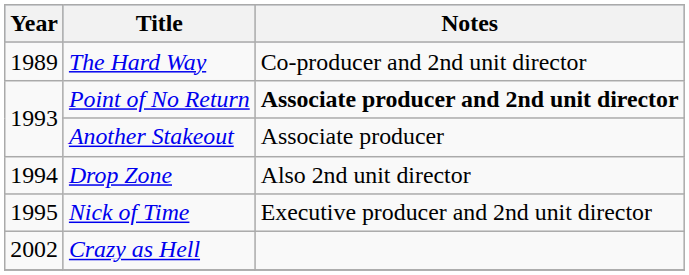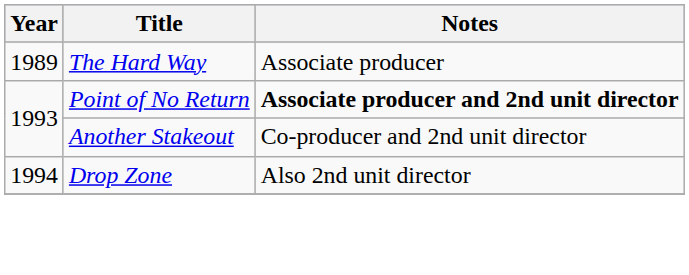(424, 61) Co-producer and 2nd unit director -> (352, 61) Associate producer
(352, 136) Associate producer -> (424, 136) Co-producer and 2nd unit director
- row: (129, 212)
- row: (134, 250)
